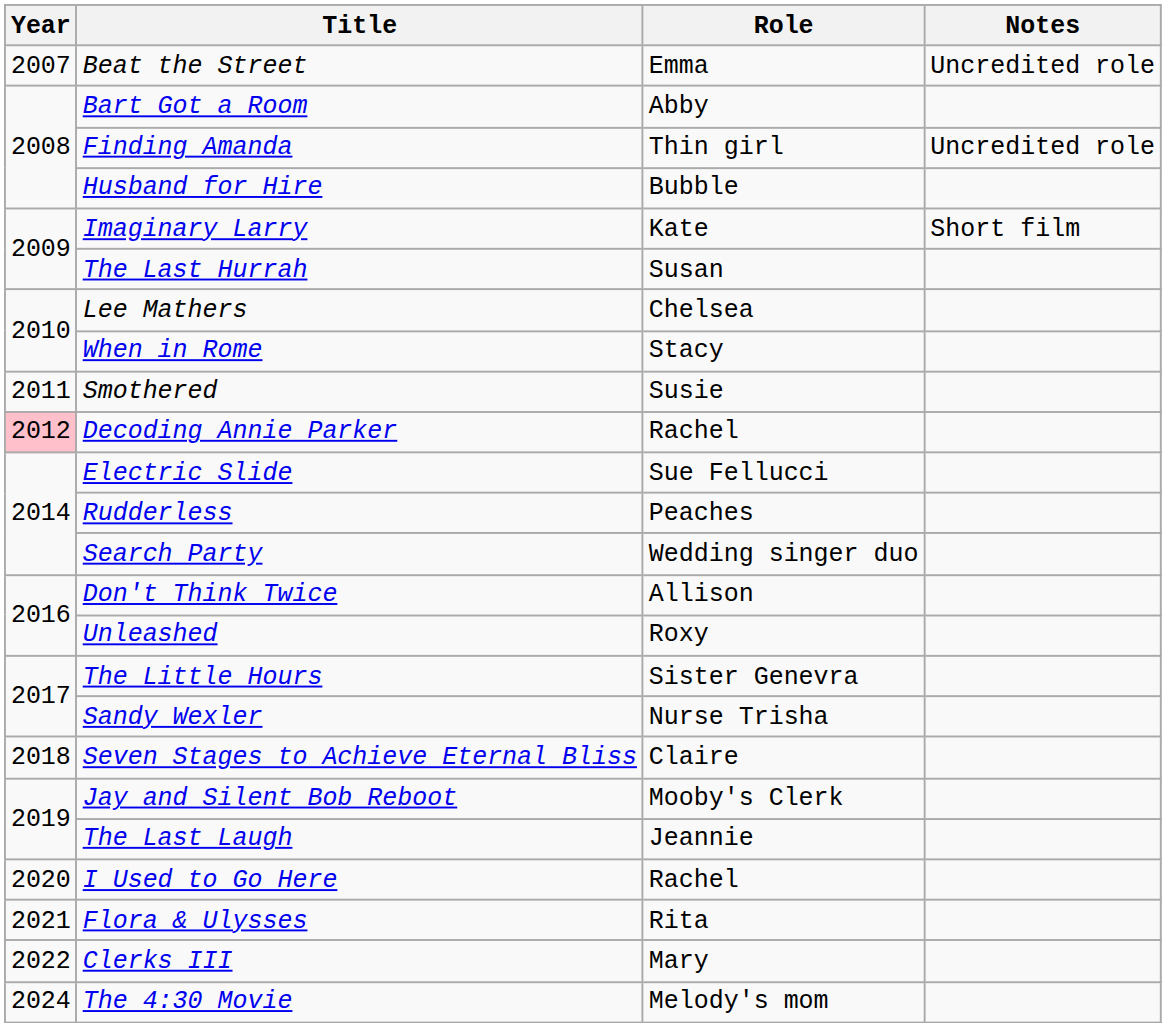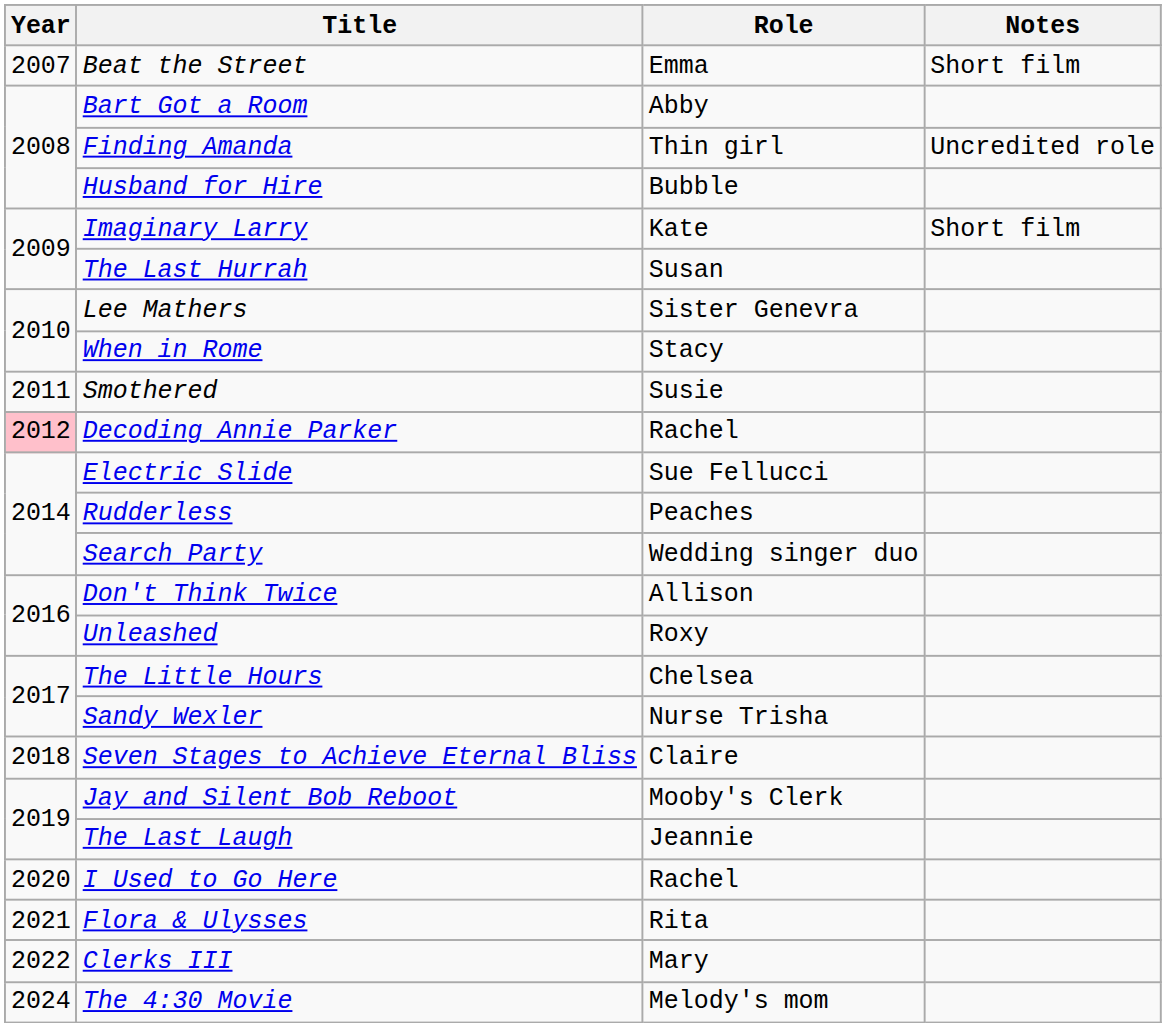(1043, 66) Uncredited role -> (1005, 66) Short film
(701, 310) Chelsea -> (754, 310) Sister Genevra
(754, 676) Sister Genevra -> (701, 676) Chelsea
